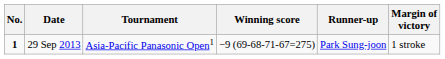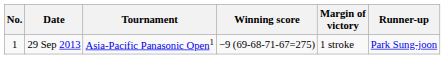columns swapped: (414, 19) <-> (353, 19)
(15, 44) bold -> (15, 44) normal
